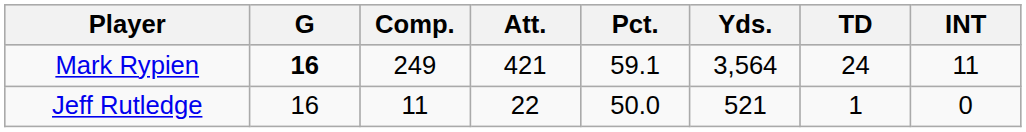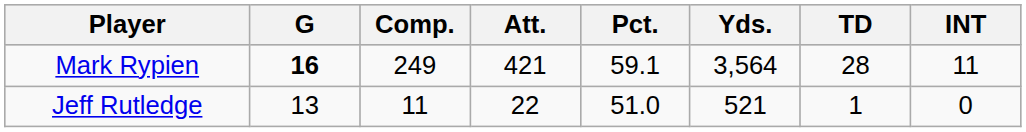(855, 65) 24 -> (855, 65) 28
(305, 106) 16 -> (305, 106) 13
(635, 106) 50.0 -> (635, 106) 51.0
